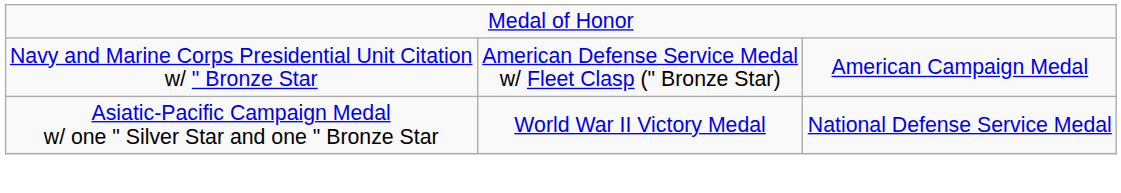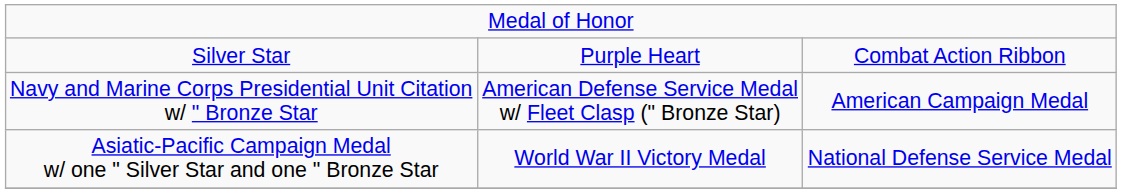+ row: (241, 55)
